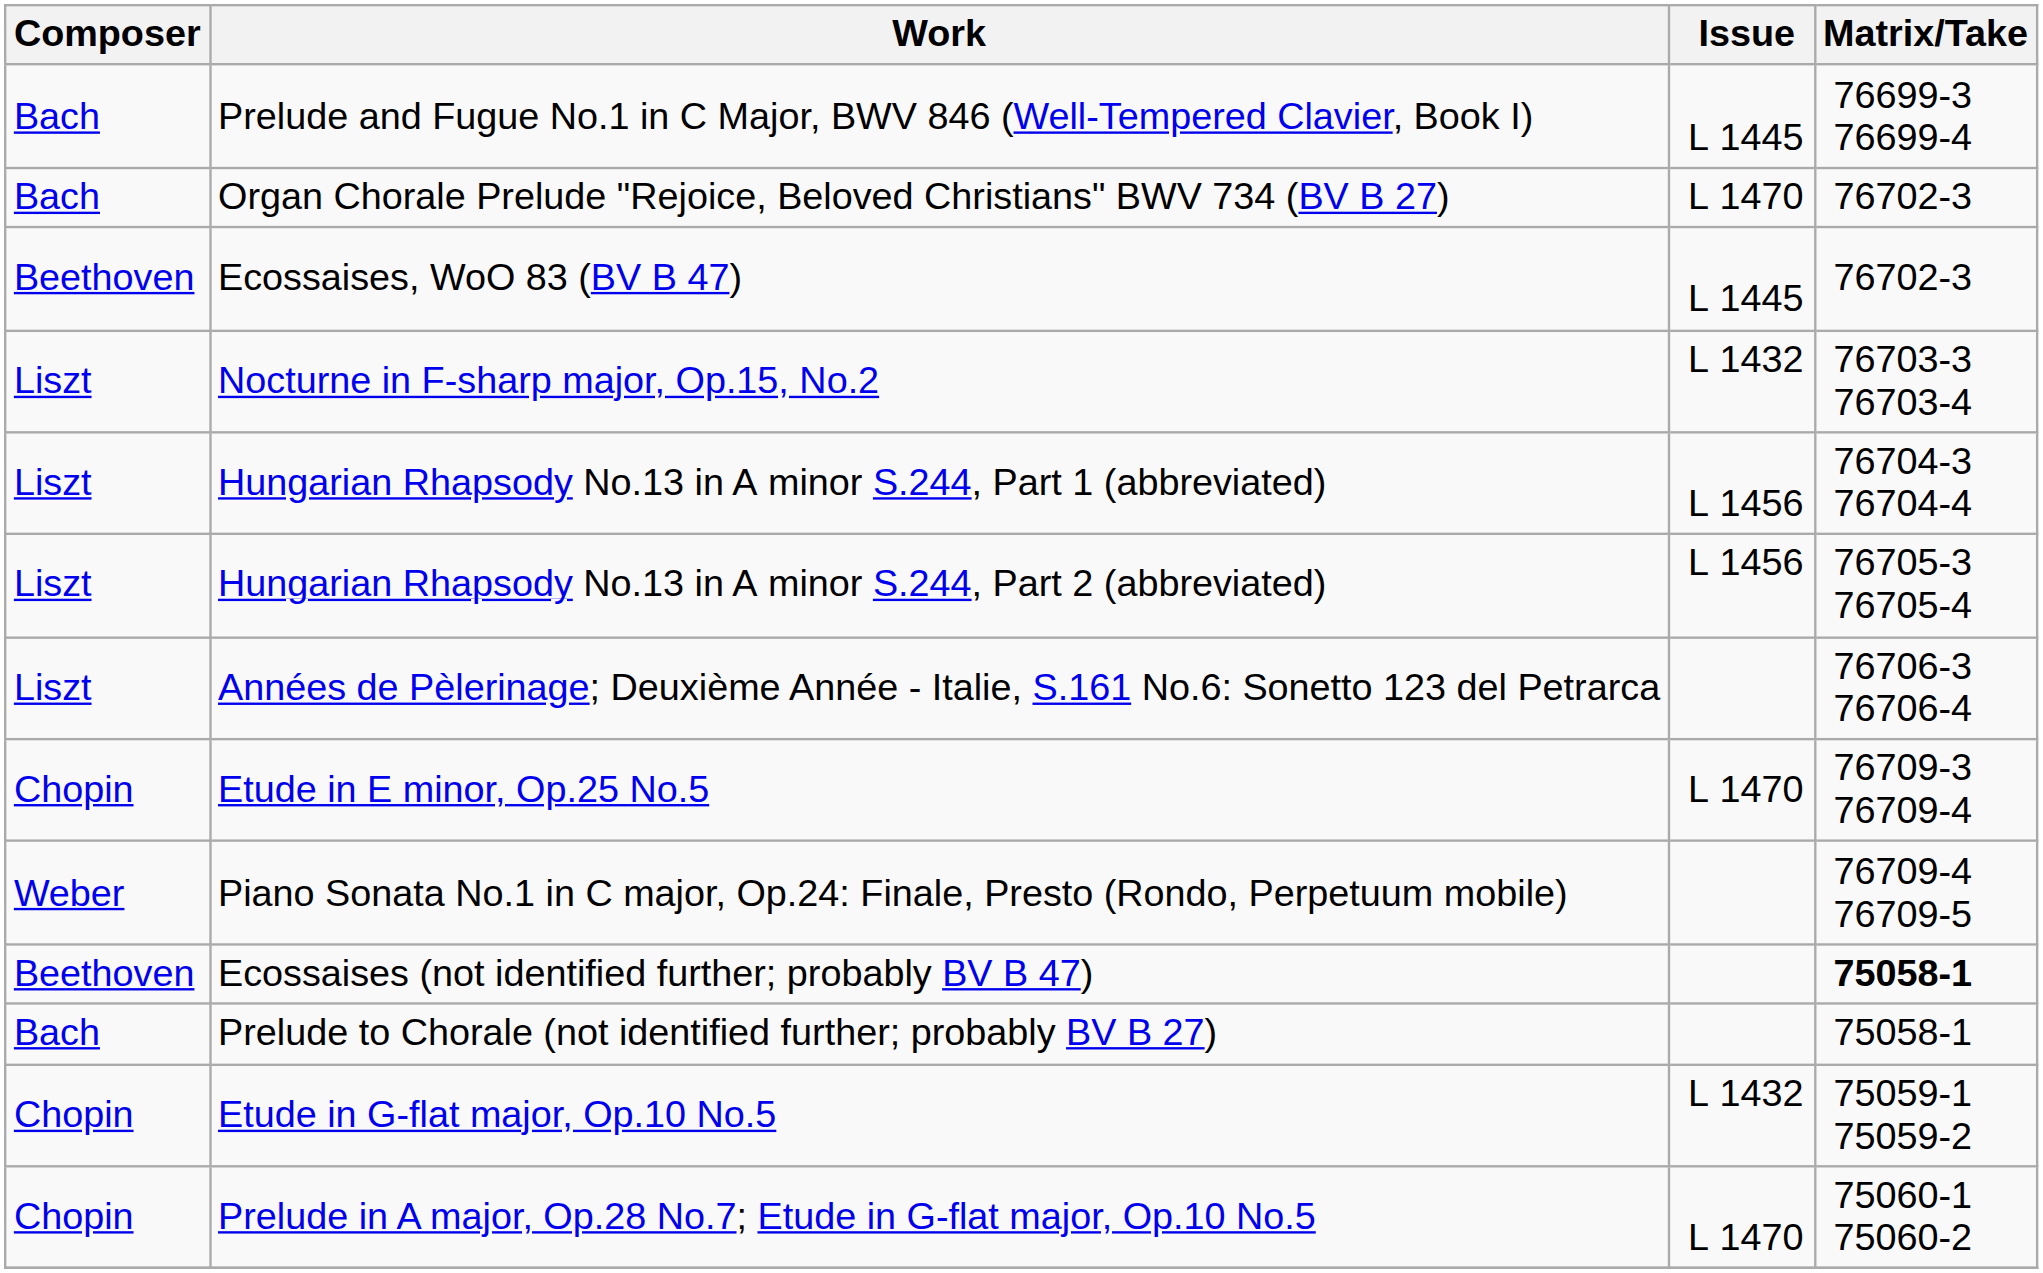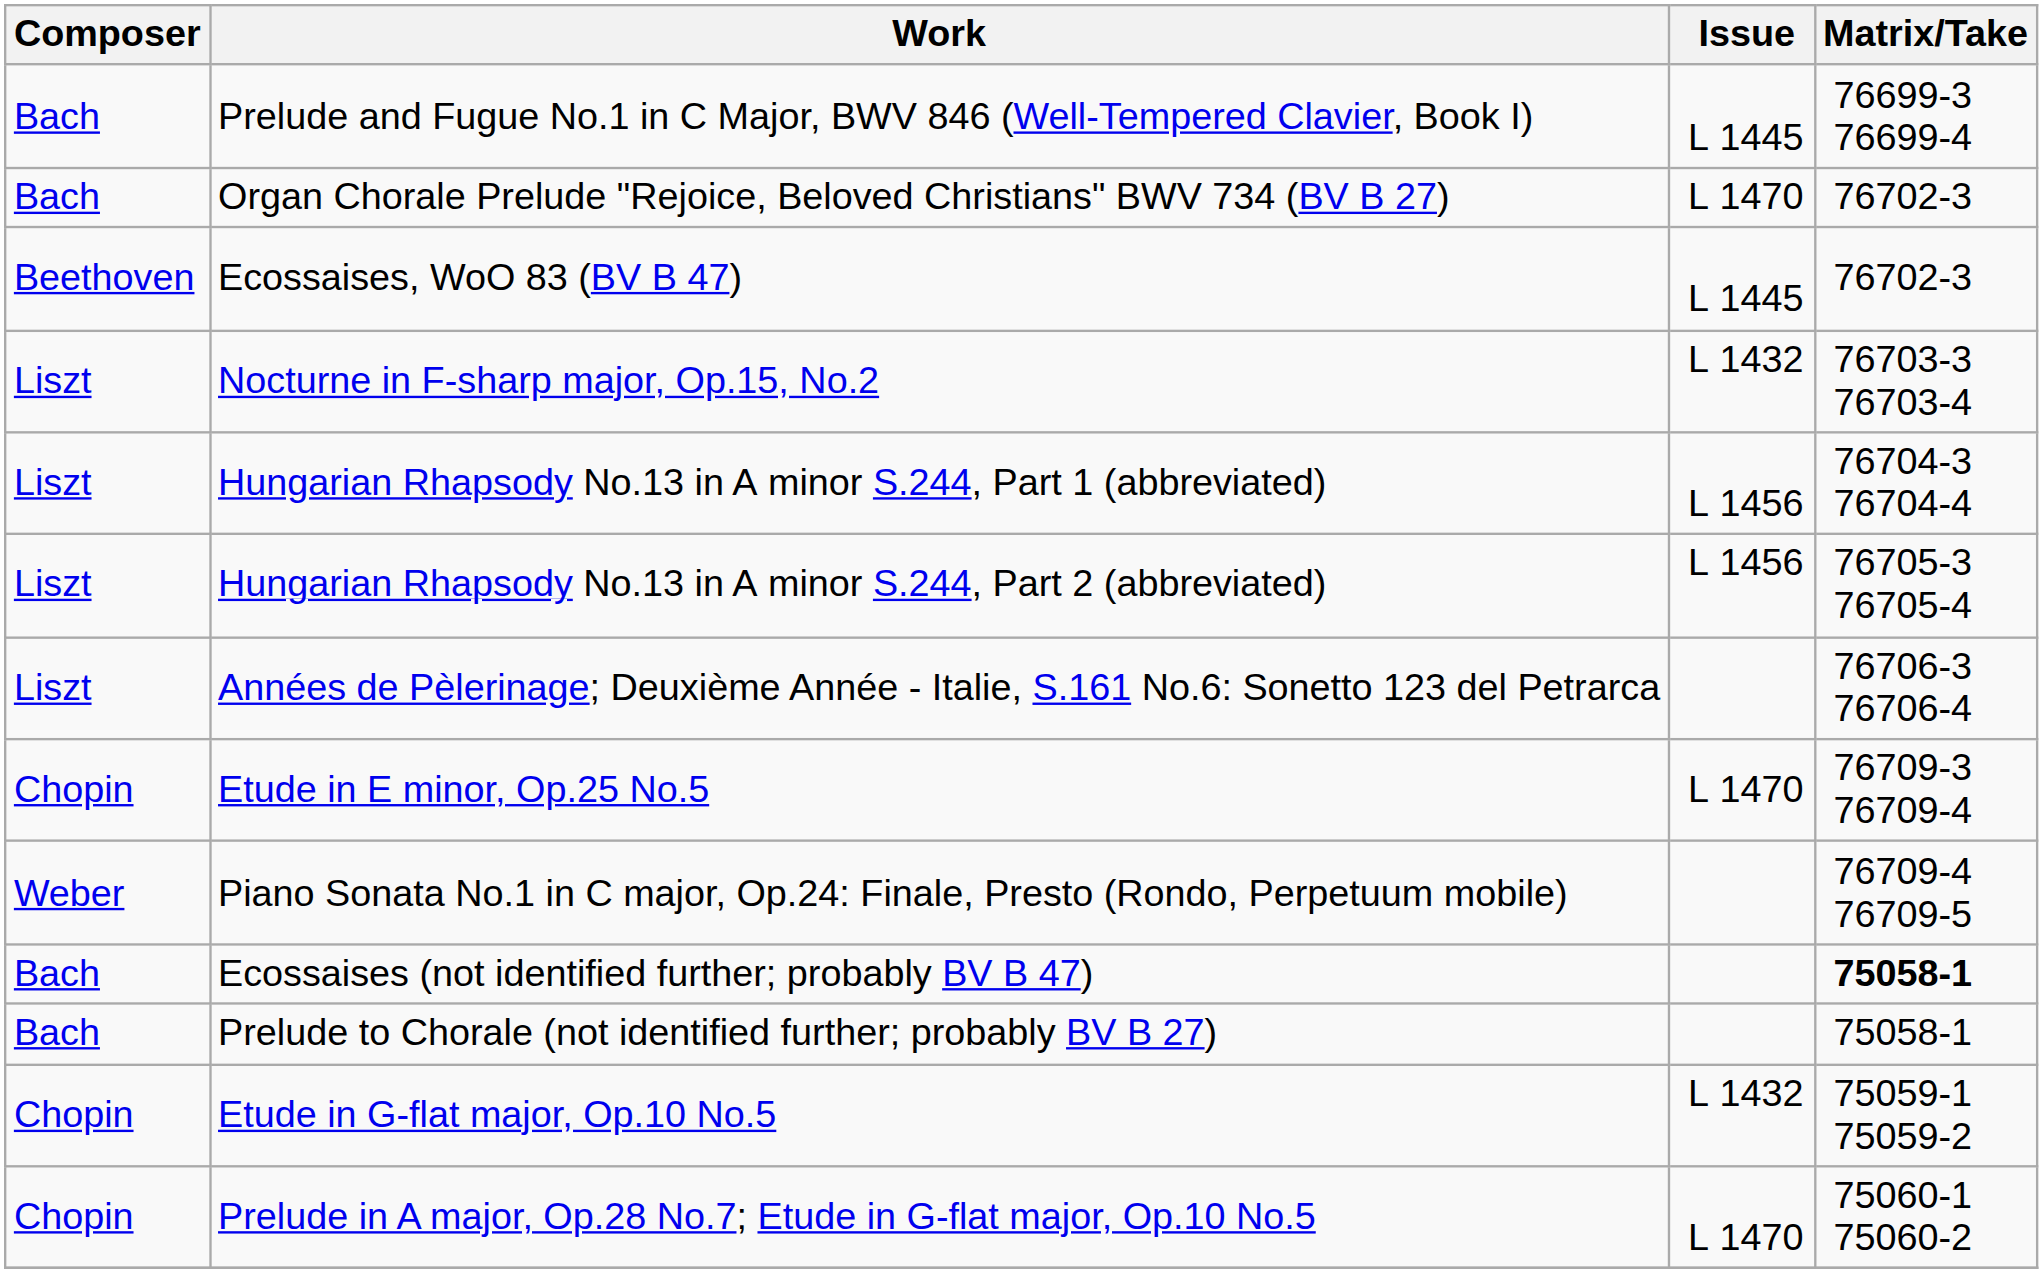(104, 973) Beethoven -> (57, 973) Bach
